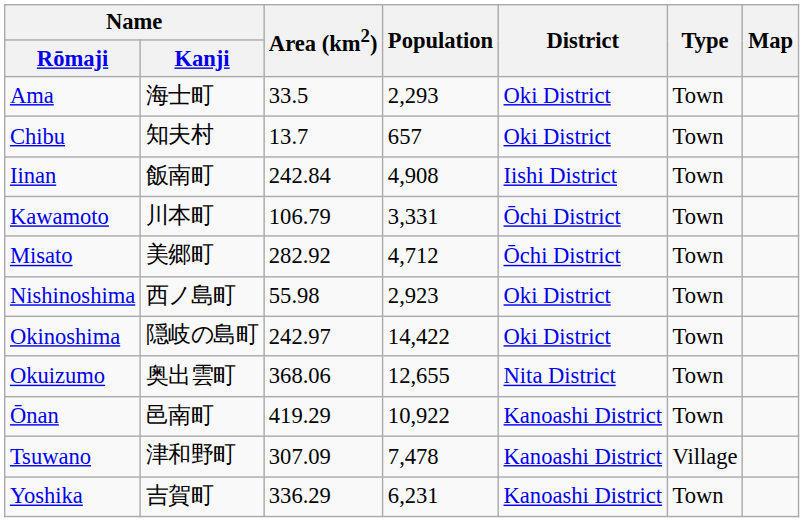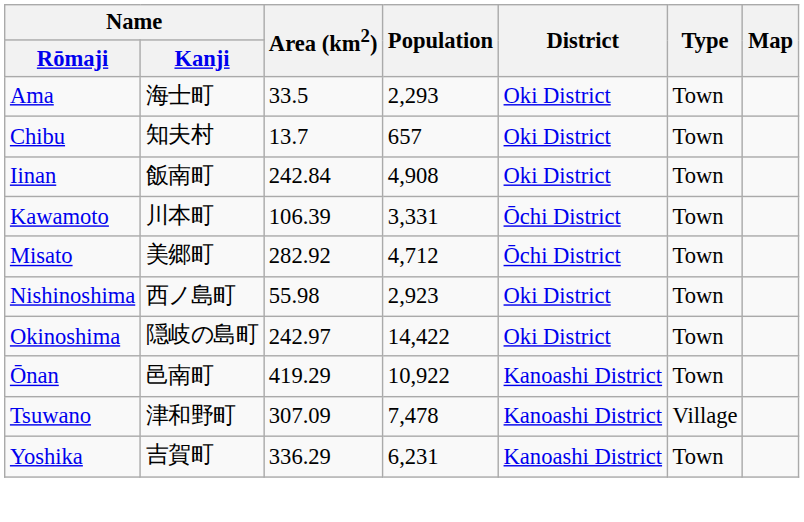(560, 176) Iishi District -> (557, 176) Oki District
(300, 216) 106.79 -> (300, 216) 106.39
- row: (58, 376)
